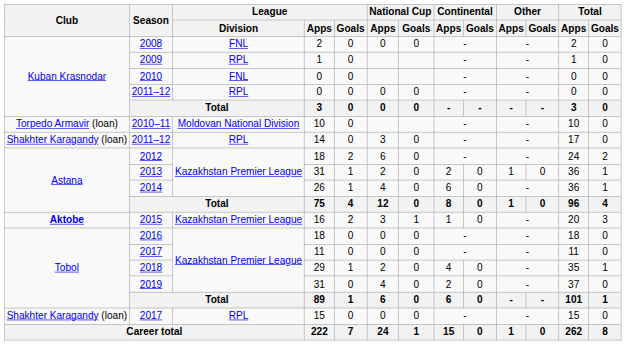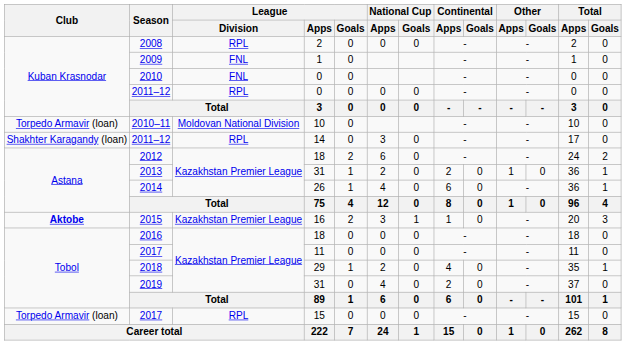(239, 44) FNL -> (239, 44) RPL
(239, 60) RPL -> (239, 60) FNL
(67, 316) Shakhter Karagandy (loan) -> (67, 316) Torpedo Armavir (loan)
